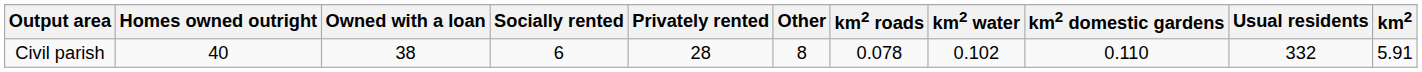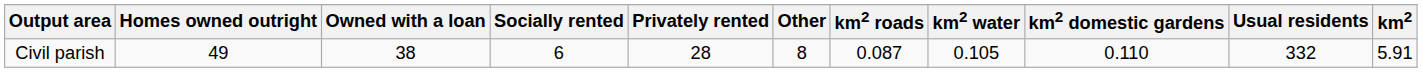(218, 52) 40 -> (218, 52) 49
(879, 52) 0.078 -> (879, 52) 0.087
(976, 52) 0.102 -> (976, 52) 0.105
